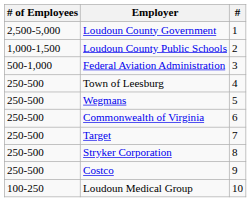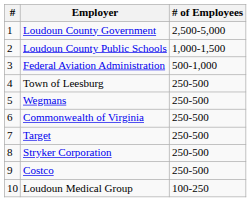columns swapped: (238, 13) <-> (42, 13)
